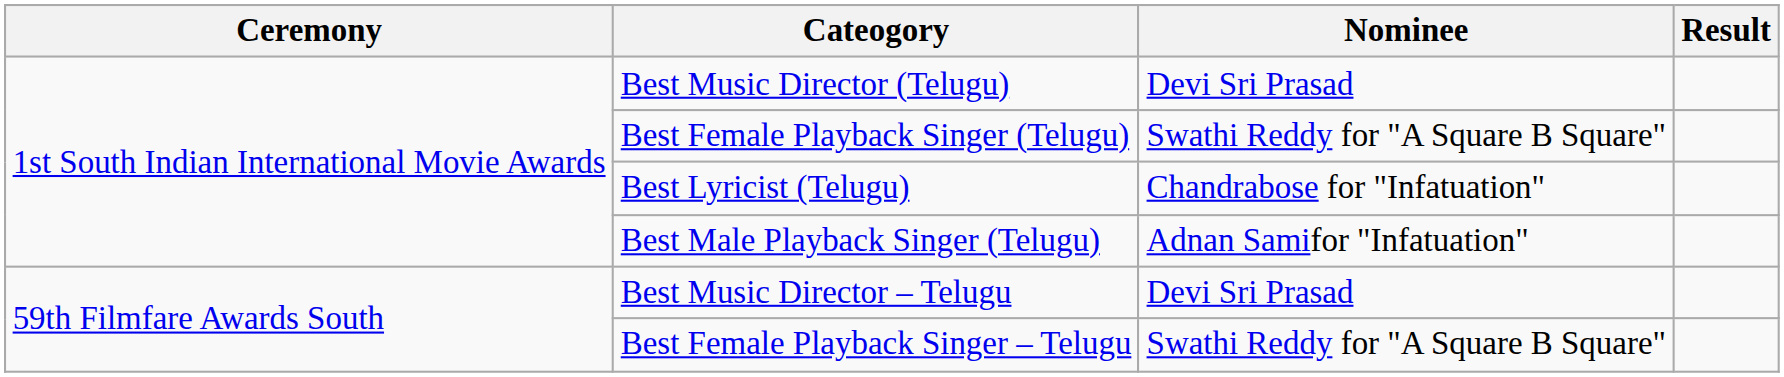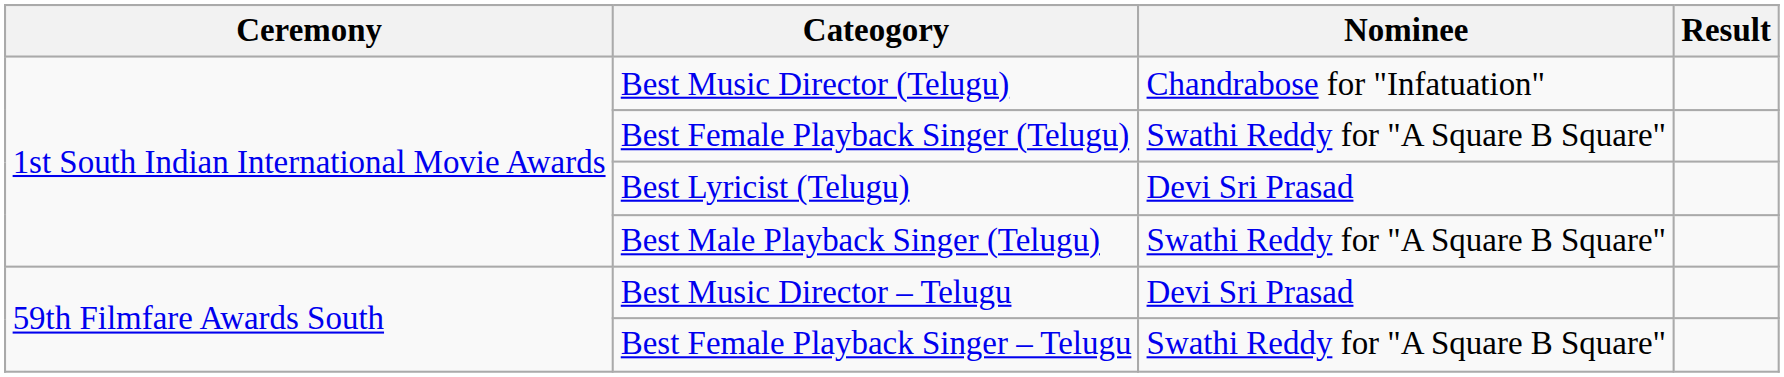(1250, 82) Devi Sri Prasad -> (1346, 82) Chandrabose for "Infatuation"
(1346, 187) Chandrabose for "Infatuation" -> (1250, 187) Devi Sri Prasad
(1338, 239) Adnan Samifor "Infatuation" -> (1406, 239) Swathi Reddy for "A Square B Square"
